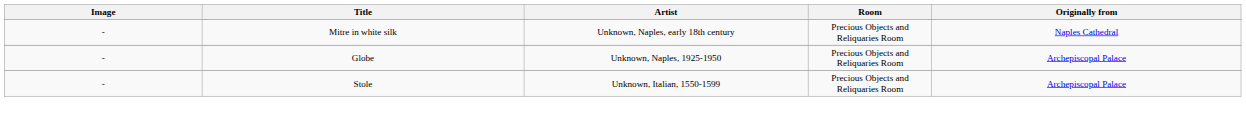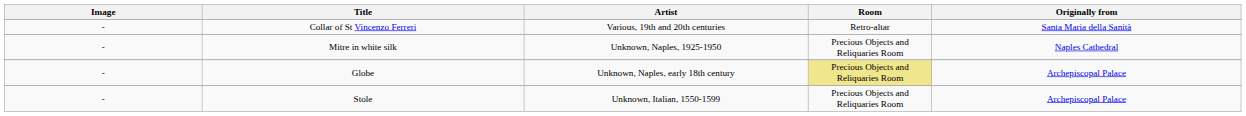+ row: (363, 26)
(666, 31) Unknown, Naples, early 18th century -> (666, 46) Unknown, Naples, 1925-1950
(666, 57) Unknown, Naples, 1925-1950 -> (666, 72) Unknown, Naples, early 18th century
(870, 57) no background -> (870, 72) khaki background
